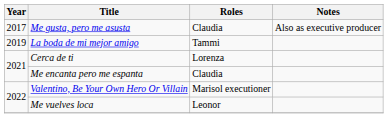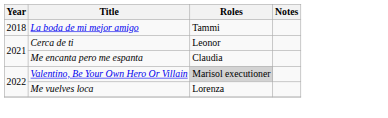- row: (80, 27)
(16, 43) 2019 -> (16, 27) 2018
(208, 58) Lorenza -> (206, 43) Leonor
(231, 89) no background -> (231, 74) lightgrey background
(206, 105) Leonor -> (208, 89) Lorenza
